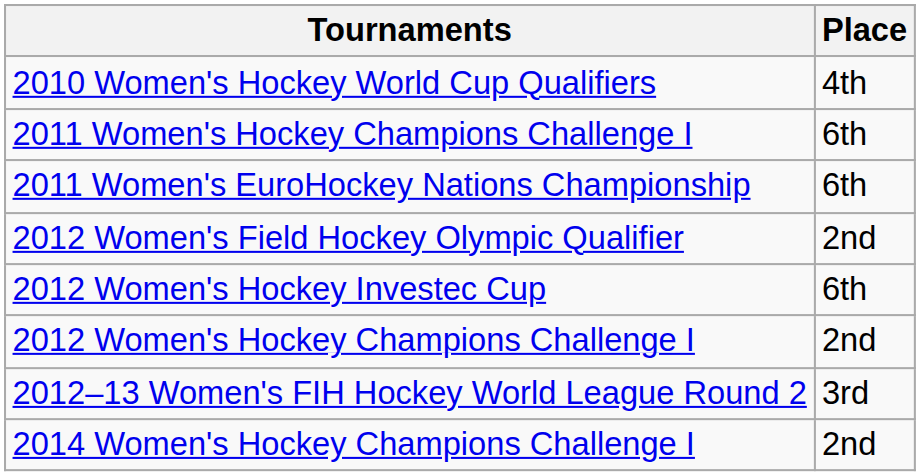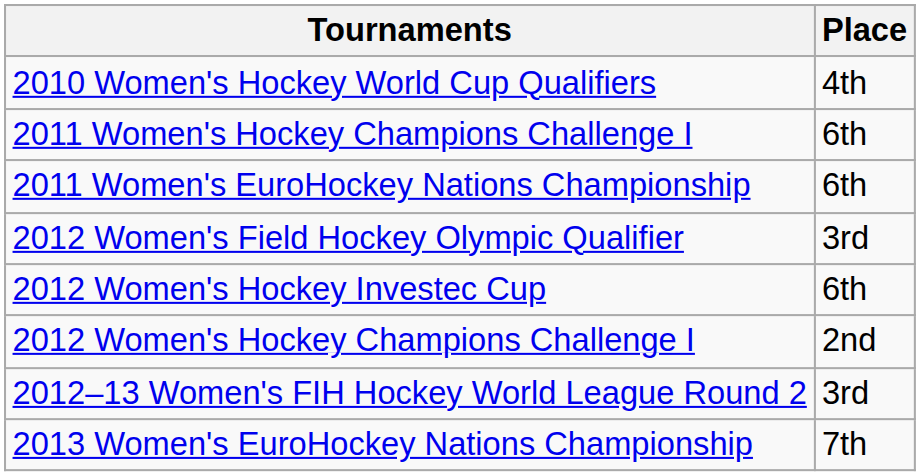(849, 237) 2nd -> (845, 237) 3rd
+ row: (383, 444)
- row: (354, 444)
